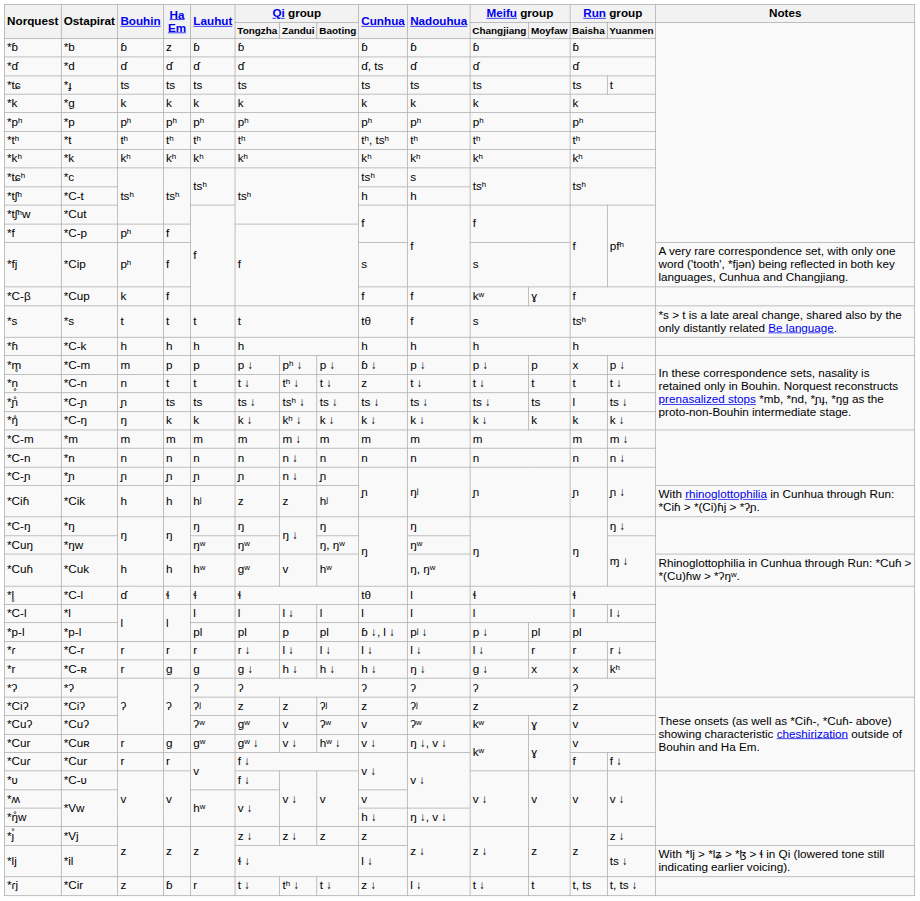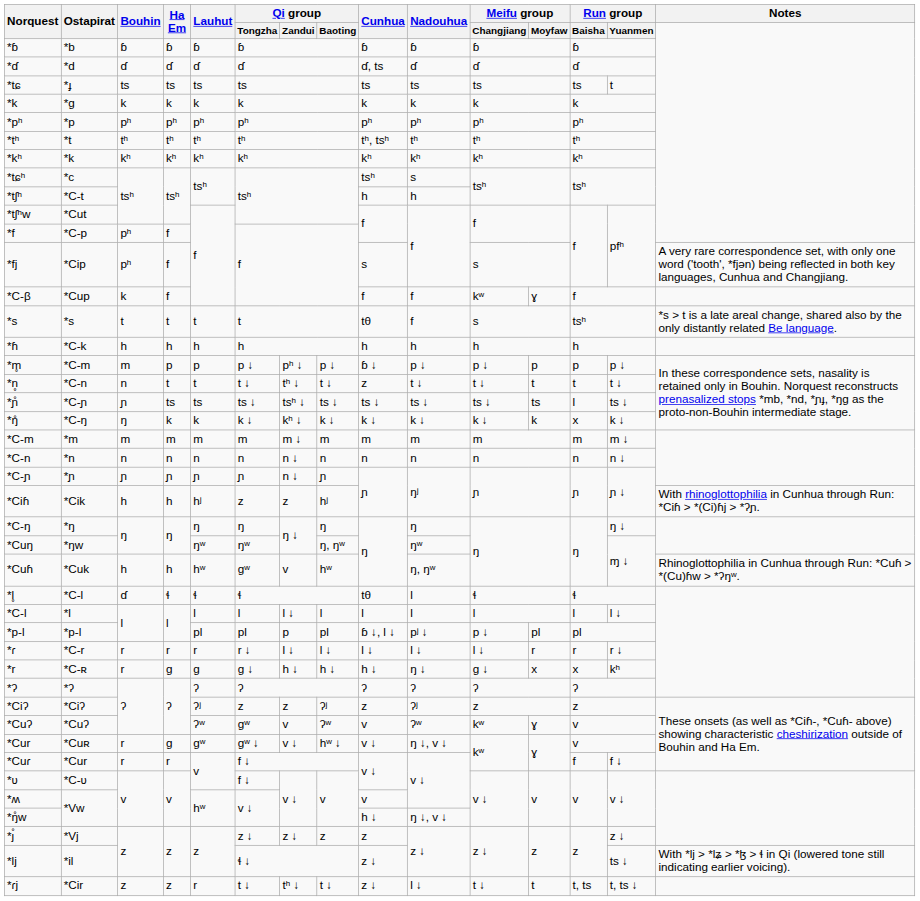(169, 47) z -> (169, 47) ɓ
(575, 365) x -> (576, 365) p
(575, 420) k -> (575, 420) x
(367, 861) l ↓ -> (369, 861) z ↓
(169, 886) ɓ -> (169, 886) z
